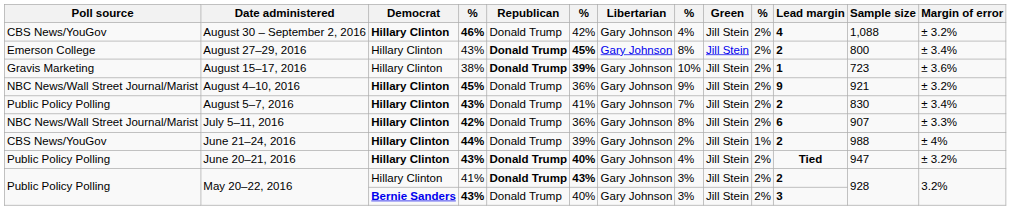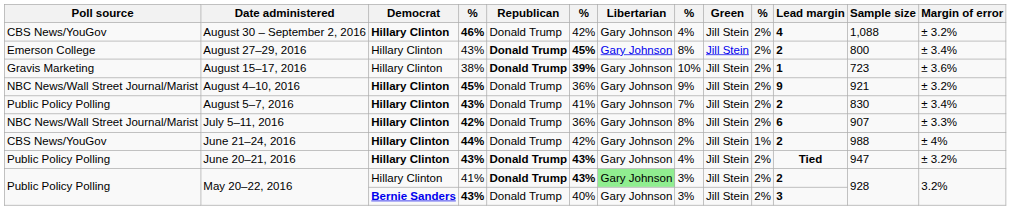(584, 141) 39% -> (584, 141) 42%
(584, 159) 40% -> (584, 159) 43%
(636, 178) no background -> (636, 178) lightgreen background
